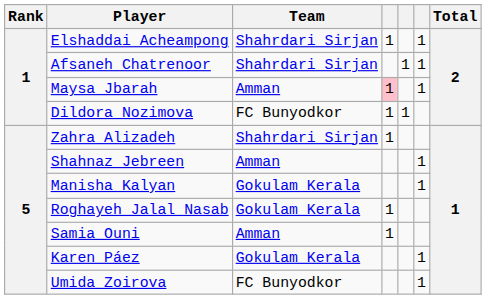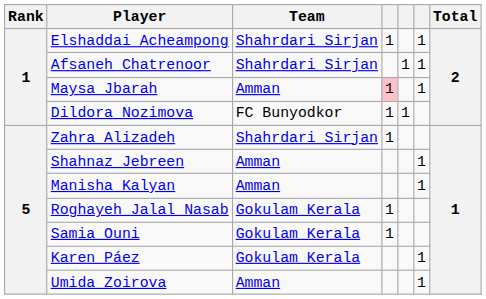(298, 186) Gokulam Kerala -> (258, 186) Amman
(258, 234) Amman -> (298, 234) Gokulam Kerala
(289, 282) FC Bunyodkor -> (258, 282) Amman
